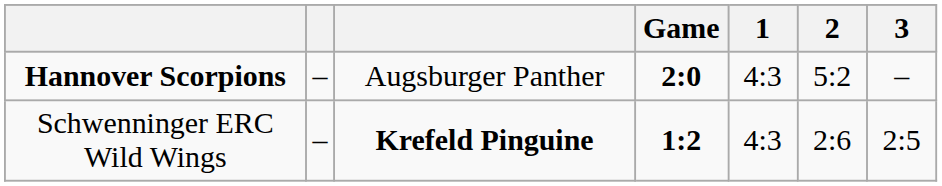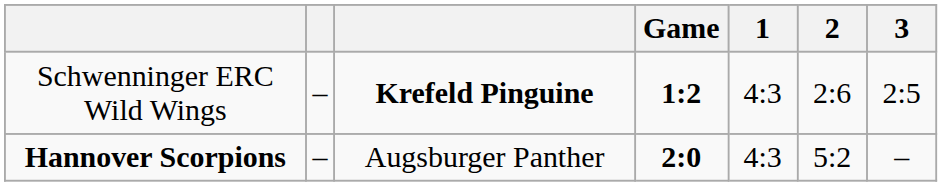rows swapped: (155, 75) <-> (155, 139)
